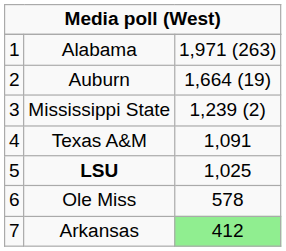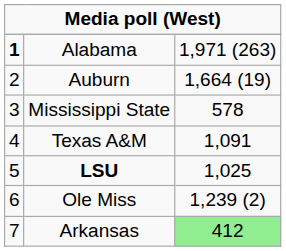(14, 49) normal -> (14, 49) bold
(228, 110) 1,239 (2) -> (228, 110) 578
(228, 200) 578 -> (228, 200) 1,239 (2)
